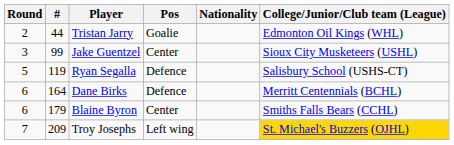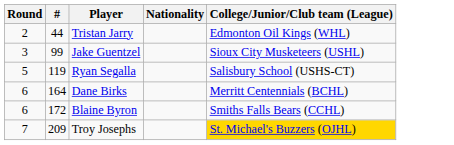- column: (170, 14)
(57, 110) 179 -> (57, 110) 172
